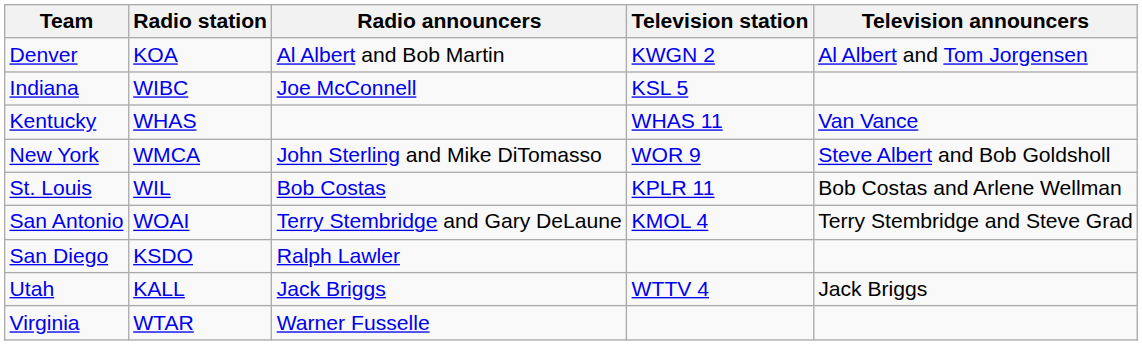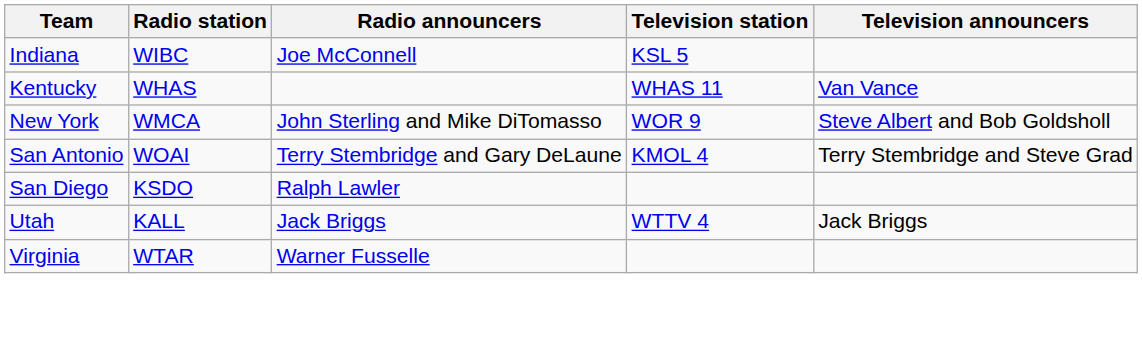- row: (44, 54)
- row: (51, 188)
